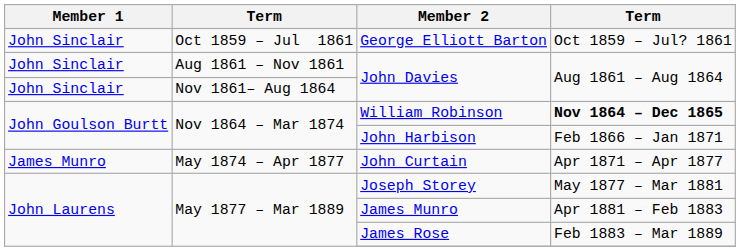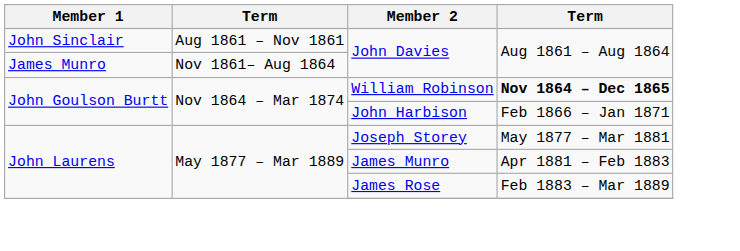- row: (264, 41)
(66, 89) John Sinclair -> (57, 65) James Munro
- row: (260, 162)
